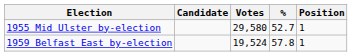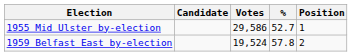(250, 28) 29,580 -> (250, 28) 29,586
(302, 43) 1 -> (302, 43) 2
